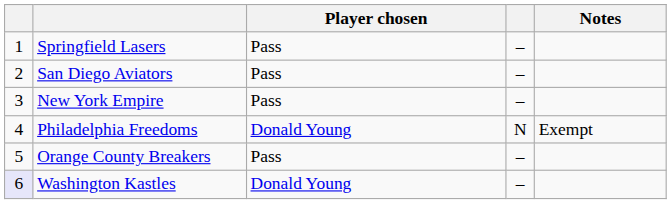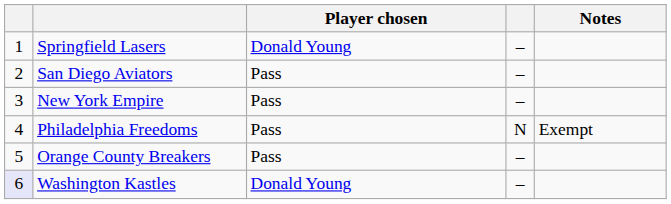(266, 45) Pass -> (301, 45) Donald Young
(301, 128) Donald Young -> (266, 128) Pass
